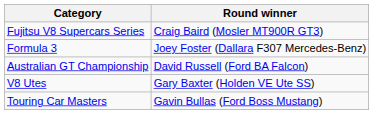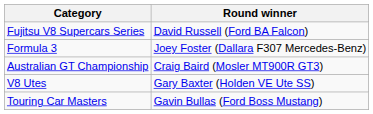(238, 31) Craig Baird (Mosler MT900R GT3) -> (231, 31) David Russell (Ford BA Falcon)
(231, 66) David Russell (Ford BA Falcon) -> (238, 66) Craig Baird (Mosler MT900R GT3)
